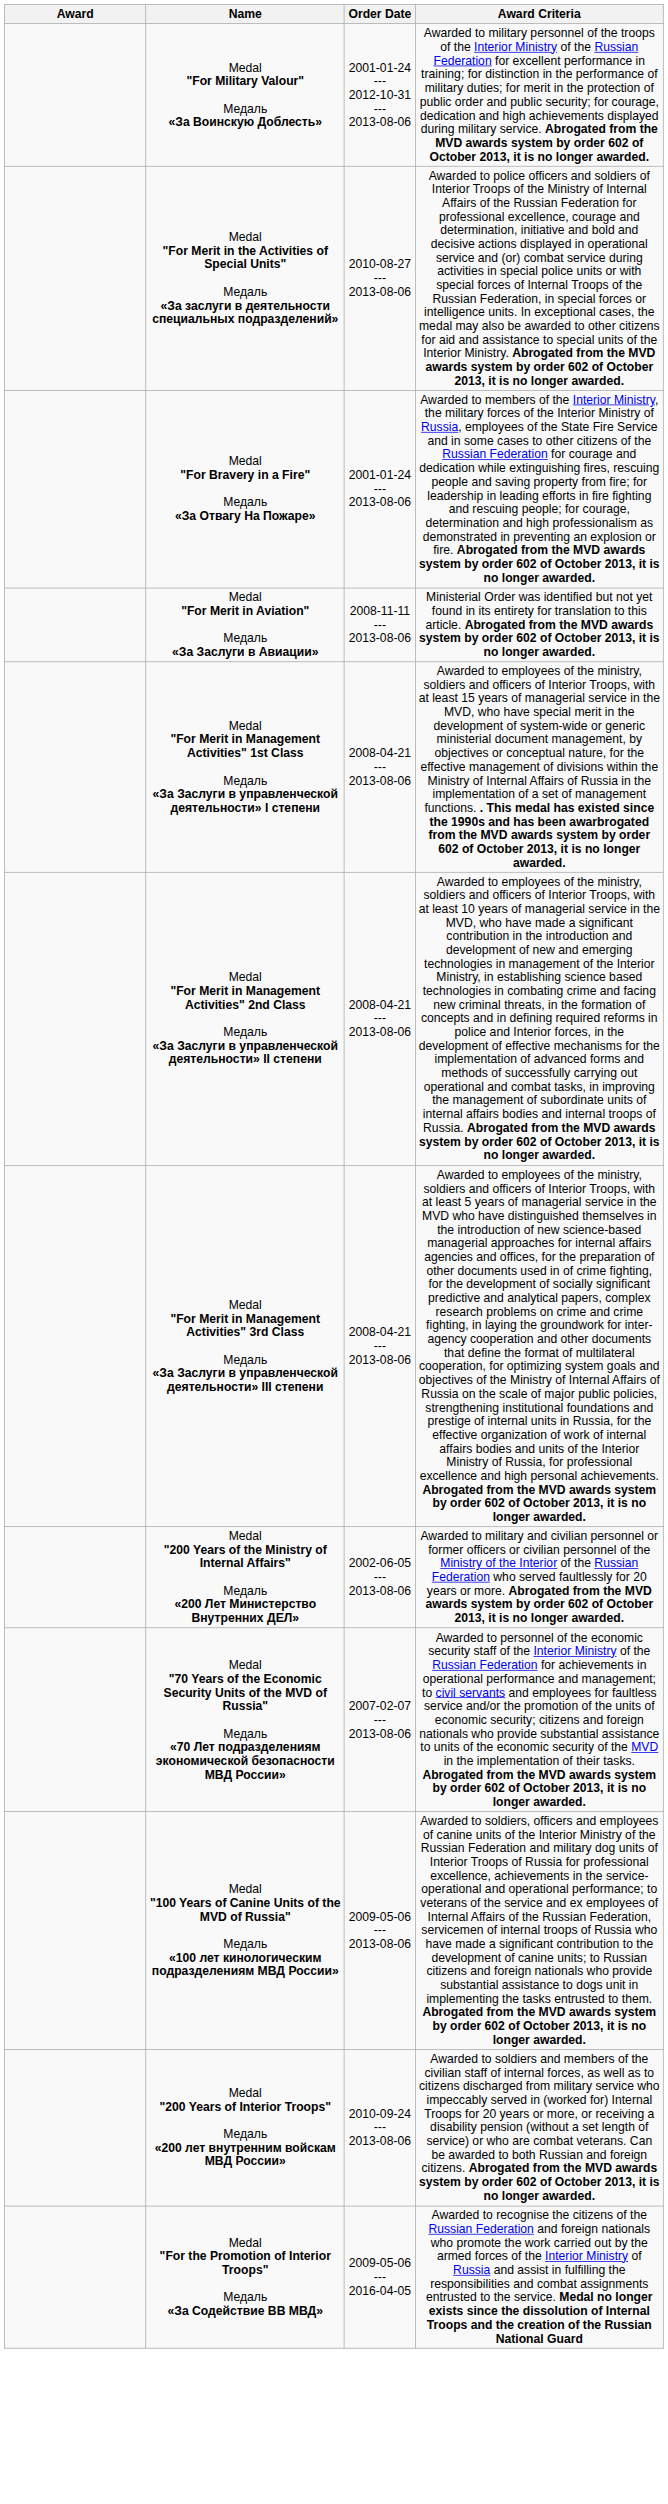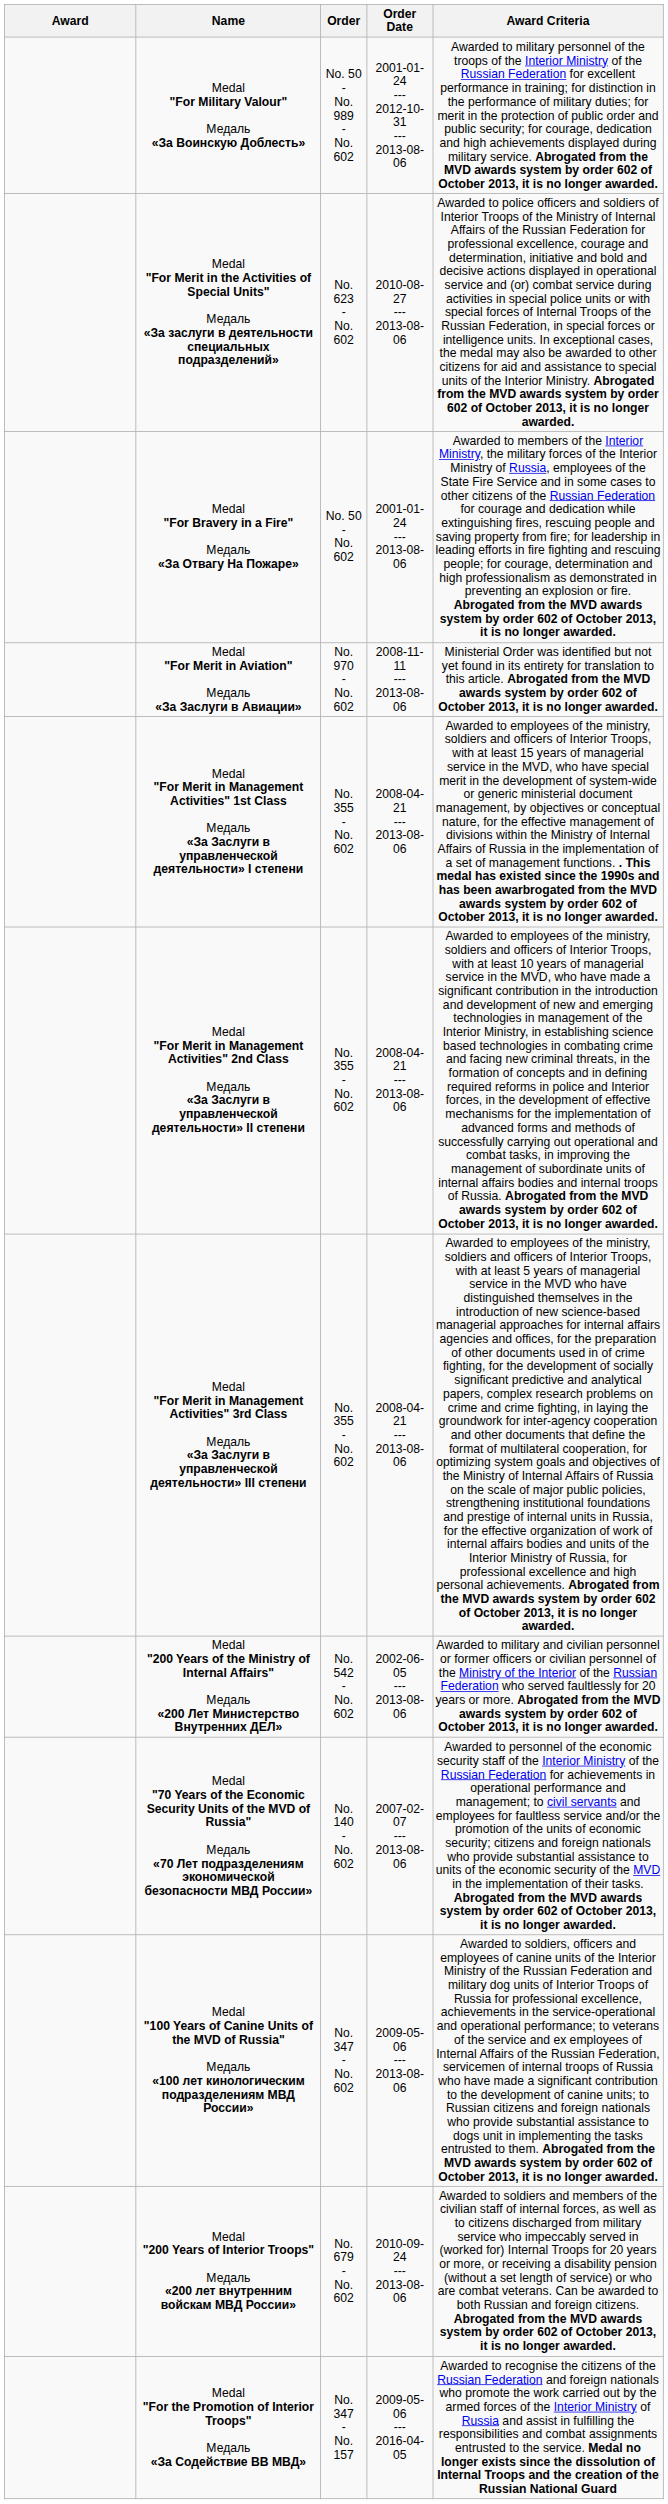+ column: (344, 20)
